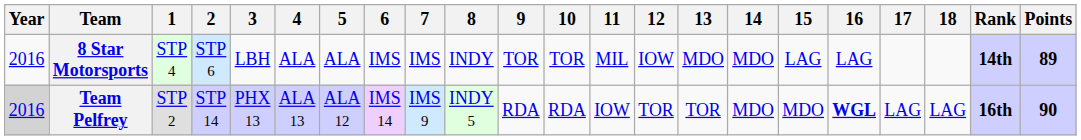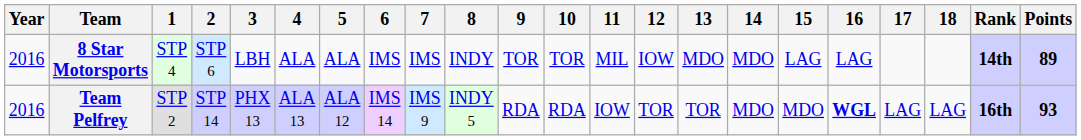(27, 110) lightgrey background -> (27, 110) no background
(1048, 110) 90 -> (1048, 110) 93
